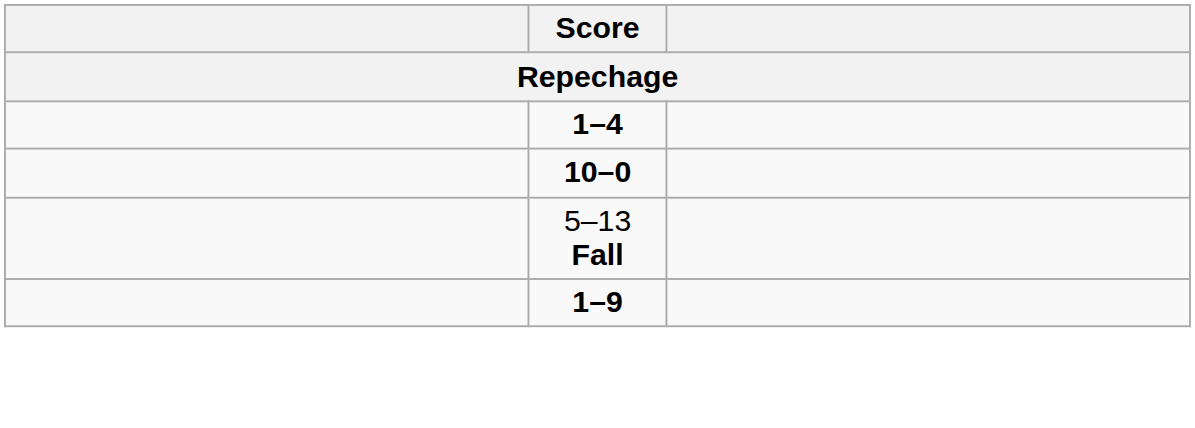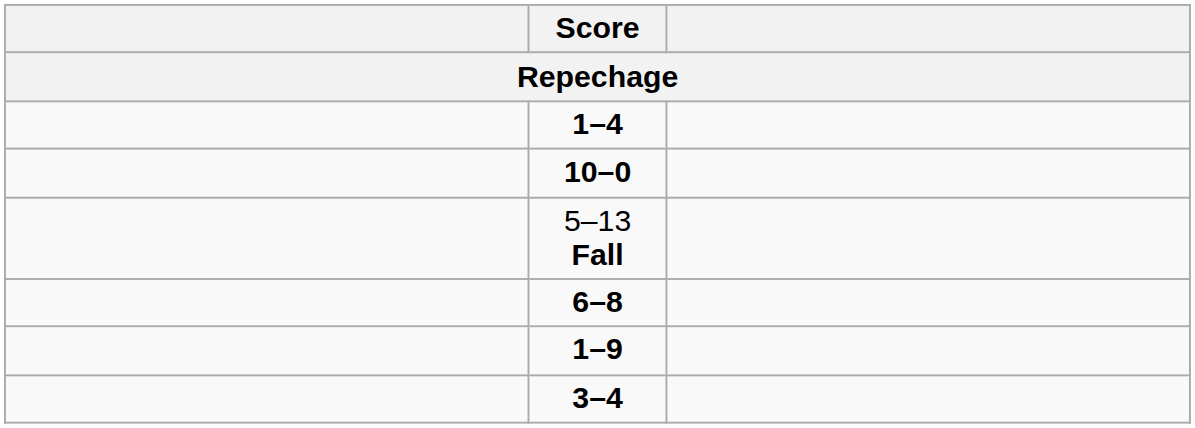+ row: (598, 302)
+ row: (598, 398)
